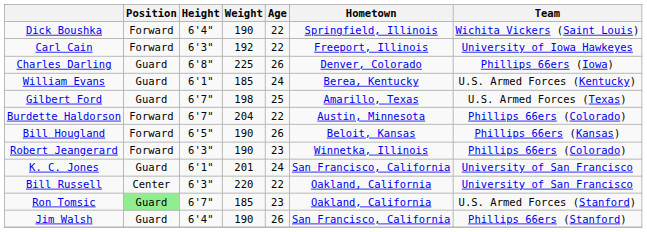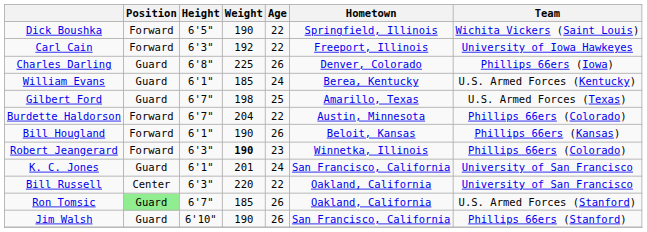(201, 30) 6'4" -> (201, 30) 6'5"
(201, 133) 6'5" -> (201, 133) 6'1"
(244, 150) normal -> (244, 150) bold
(277, 202) 23 -> (277, 202) 26
(201, 219) 6'4" -> (201, 219) 6'10"
